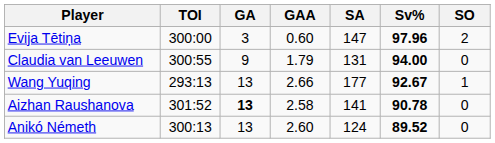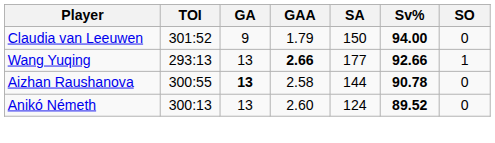- row: (44, 37)
(190, 60) 300:55 -> (190, 37) 301:52
(355, 60) 131 -> (355, 37) 150
(300, 82) normal -> (300, 60) bold
(410, 82) 92.67 -> (410, 60) 92.66
(190, 104) 301:52 -> (190, 82) 300:55
(355, 104) 141 -> (355, 82) 144
